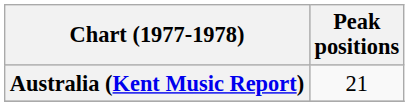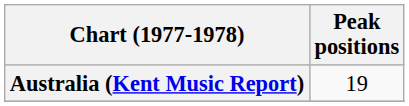(357, 82) 21 -> (357, 82) 19
